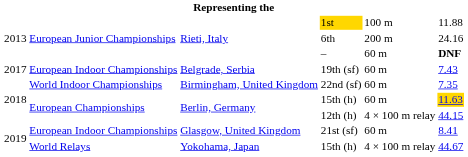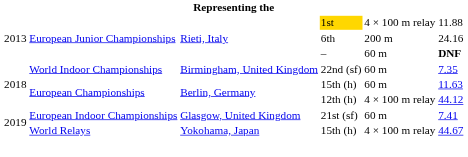(378, 22) 100 m -> (400, 22) 4 × 100 m relay
- row: (217, 69)
(451, 99) gold background -> (451, 84) no background
(451, 115) 44.15 -> (451, 99) 44.12
(448, 130) 8.41 -> (448, 115) 7.41
